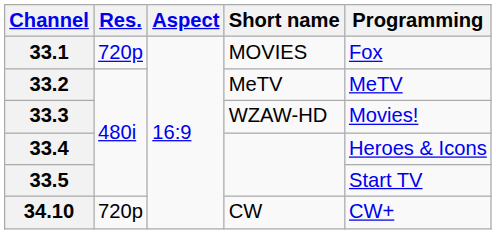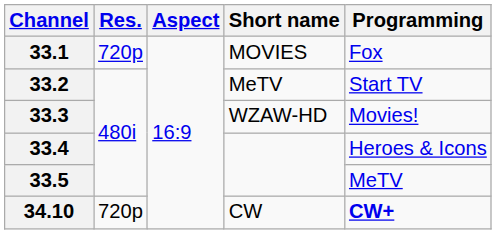(376, 84) MeTV -> (386, 84) Start TV
(386, 180) Start TV -> (376, 180) MeTV
(372, 212) normal -> (372, 212) bold
